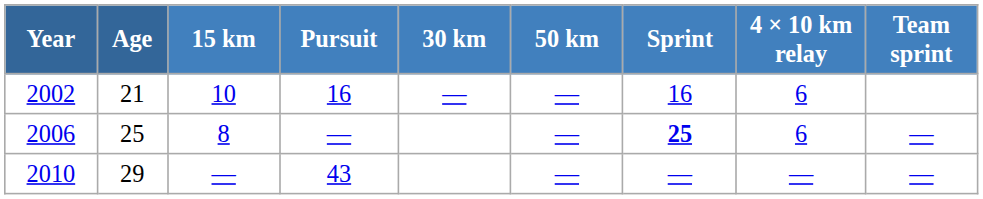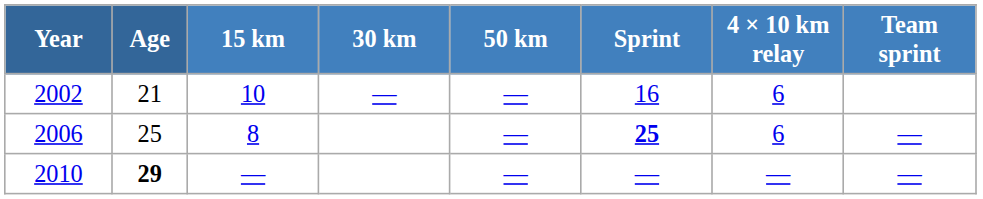- column: (339, 39)
(132, 173) normal -> (150, 173) bold
